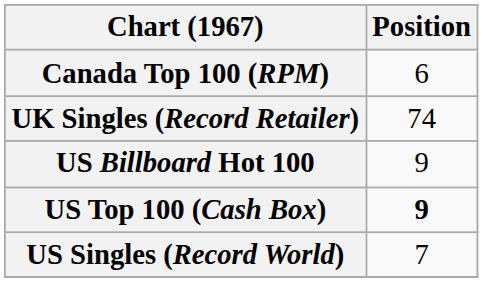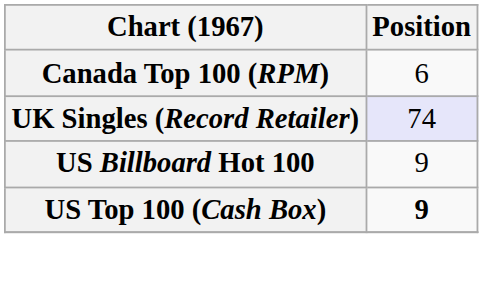(422, 118) no background -> (422, 118) lavender background
- row: (185, 254)
